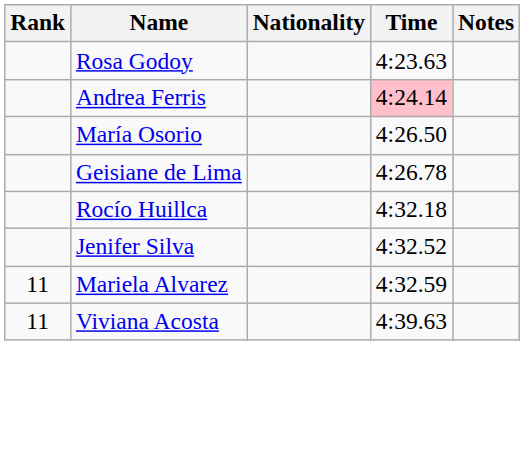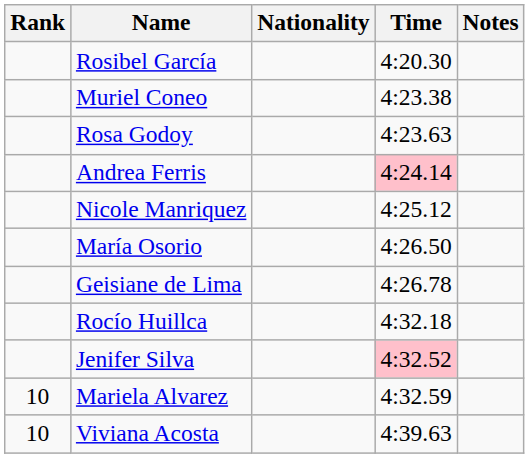+ row: (146, 60)
+ row: (142, 97)
+ row: (161, 209)
(411, 246) no background -> (416, 358) pink background
(38, 284) 11 -> (38, 396) 10
(38, 321) 11 -> (38, 433) 10
